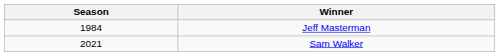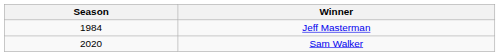(91, 43) 2021 -> (91, 43) 2020
